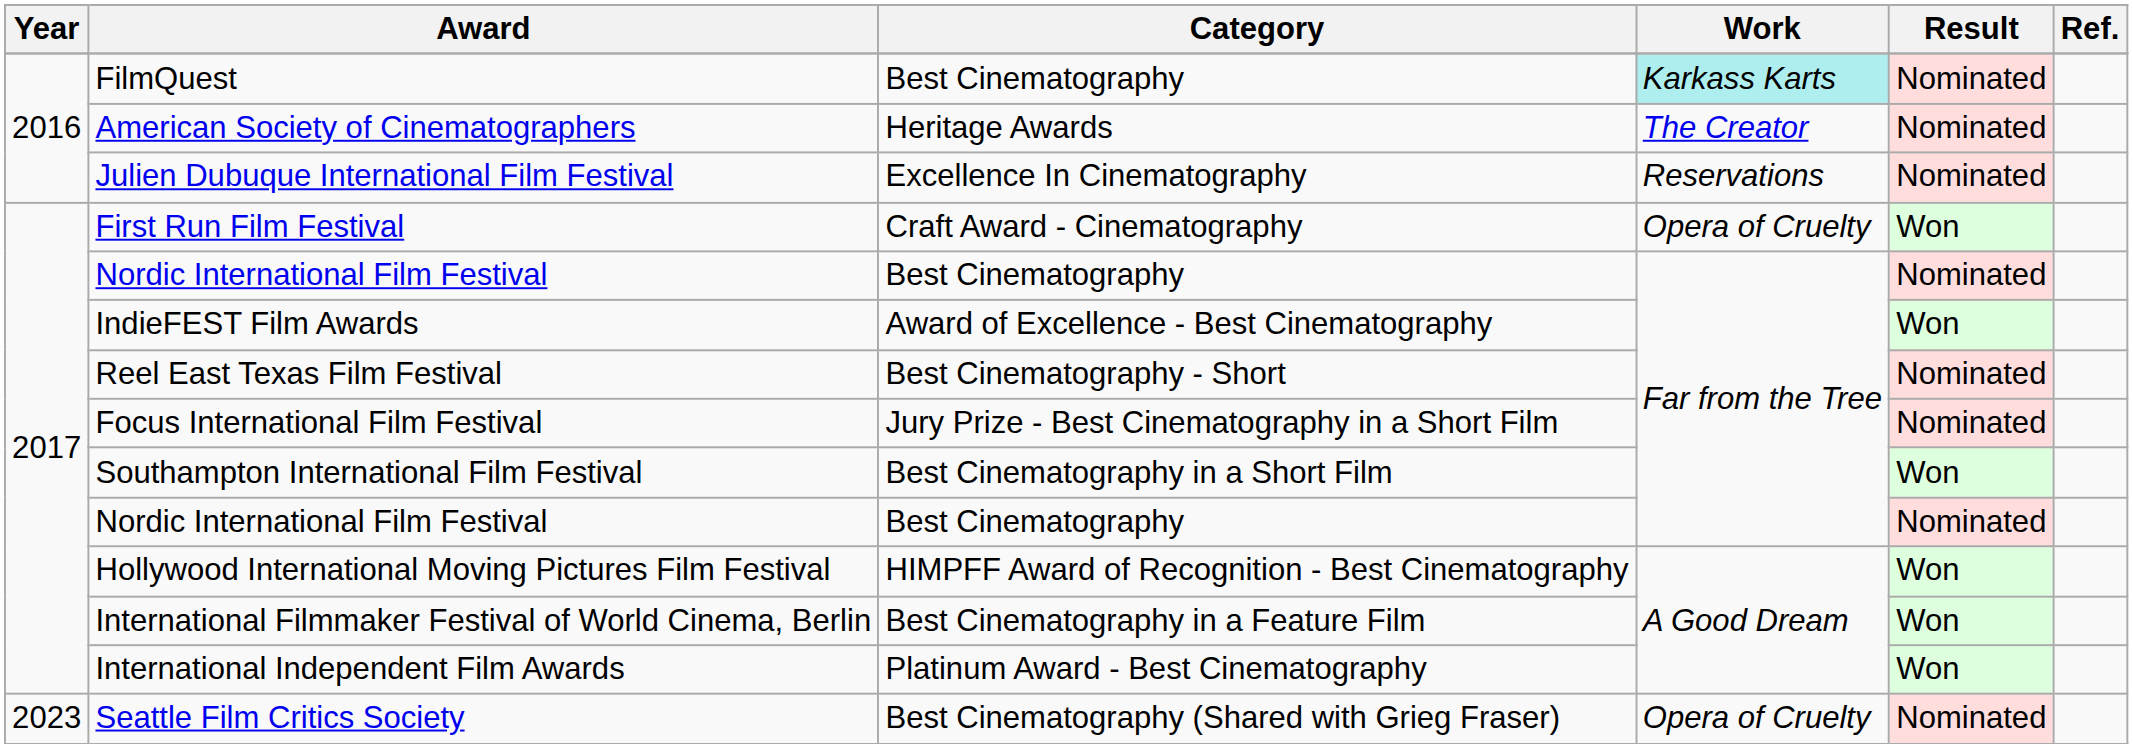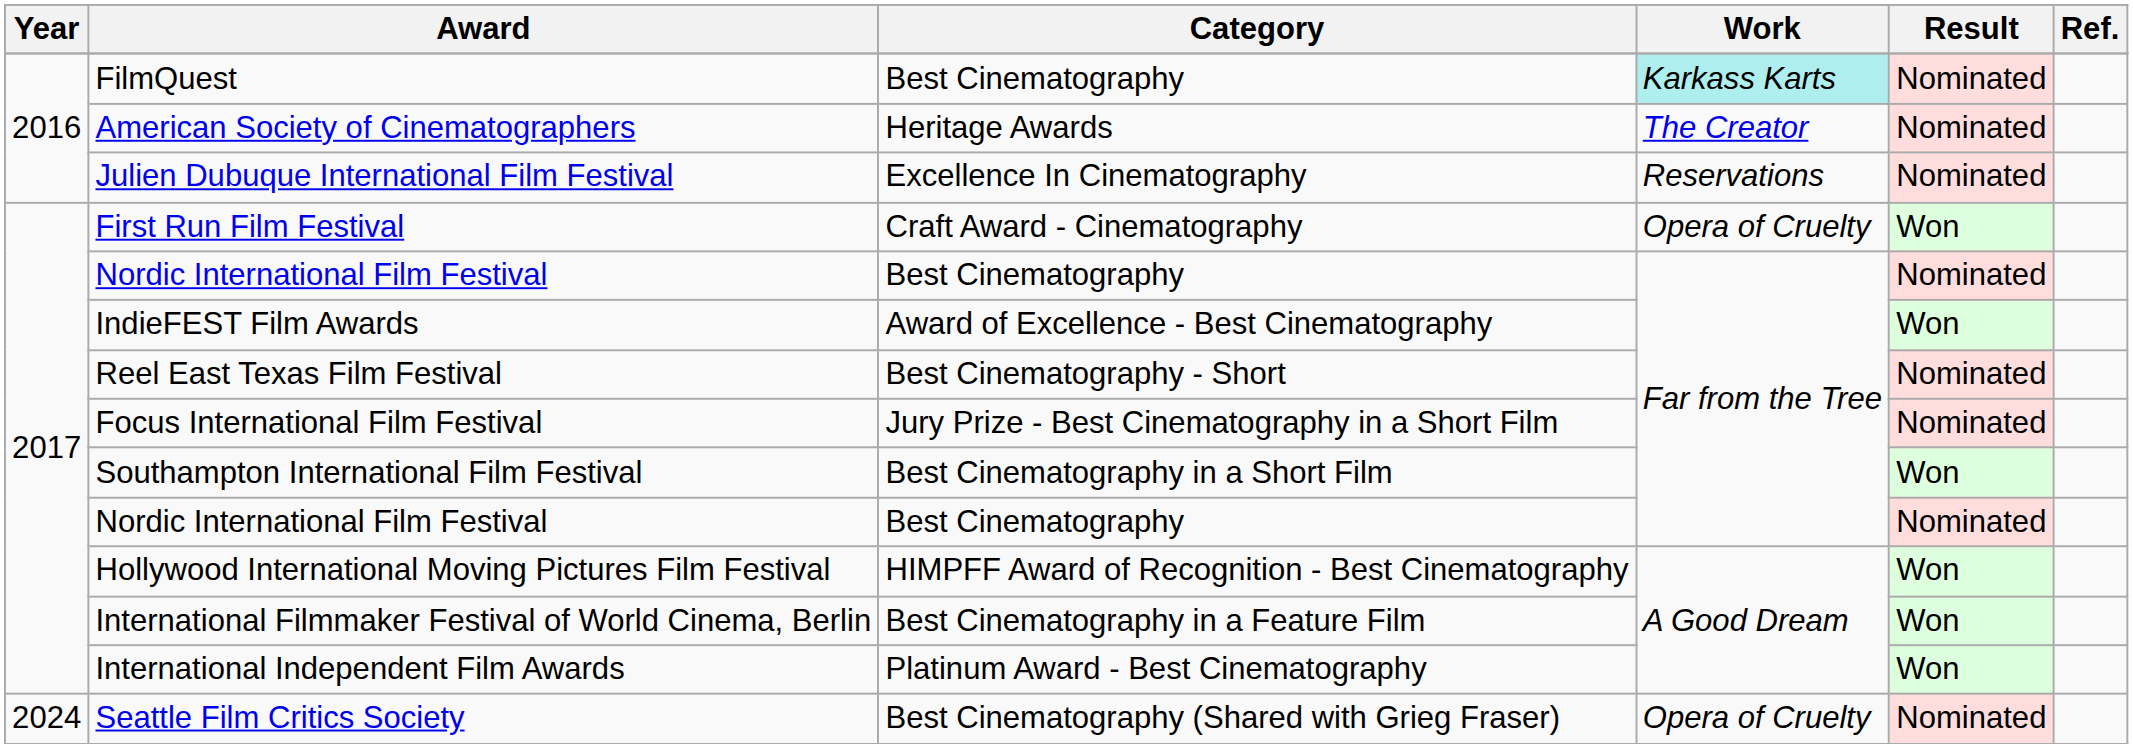(47, 718) 2023 -> (47, 718) 2024
